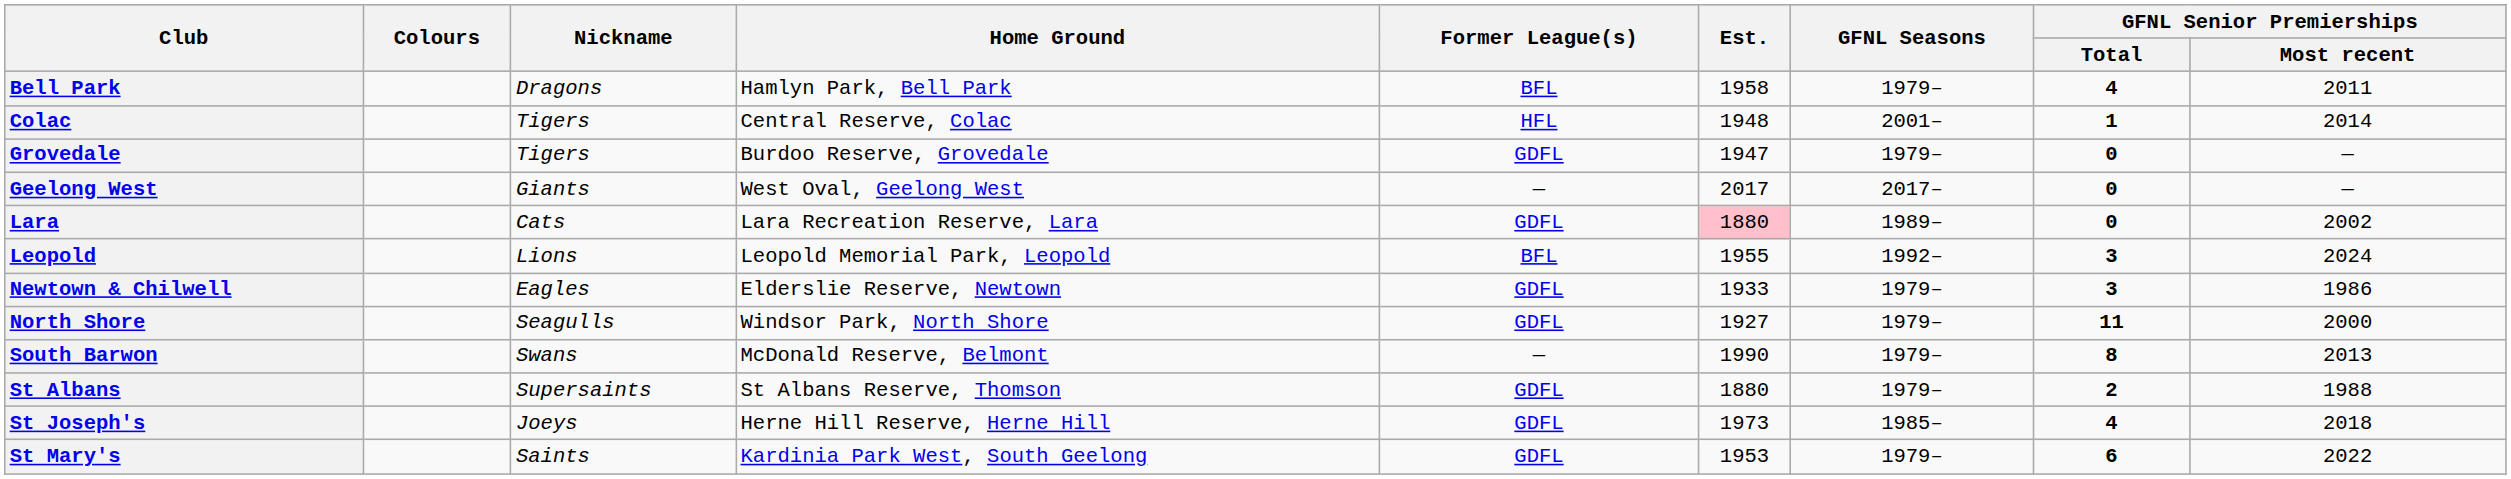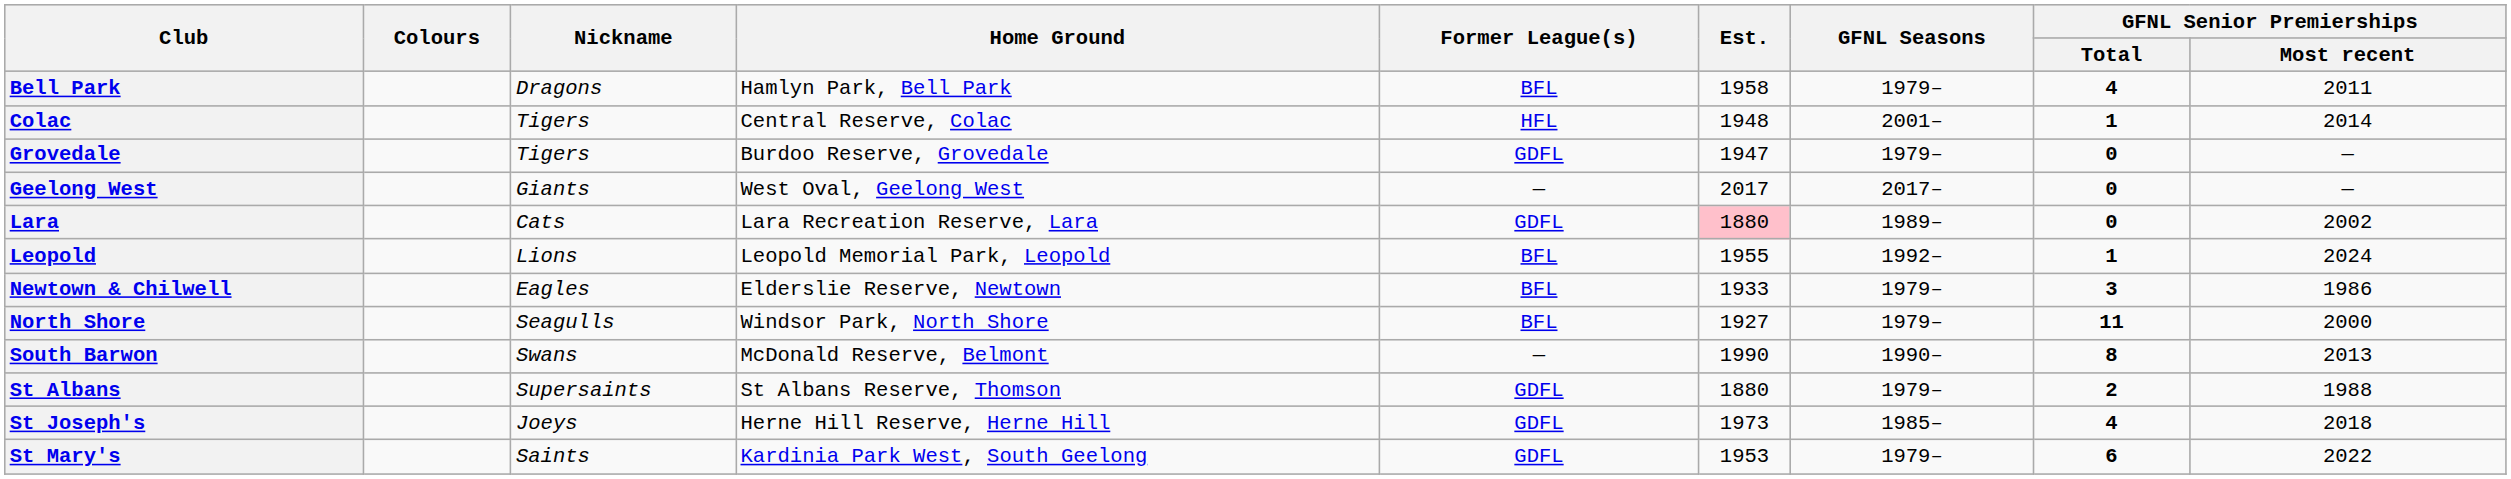(2111, 256) 3 -> (2111, 256) 1
(1539, 289) GDFL -> (1539, 289) BFL
(1539, 323) GDFL -> (1539, 323) BFL
(1912, 356) 1979– -> (1912, 356) 1990–
